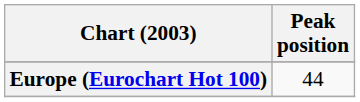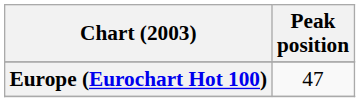(313, 79) 44 -> (313, 79) 47
